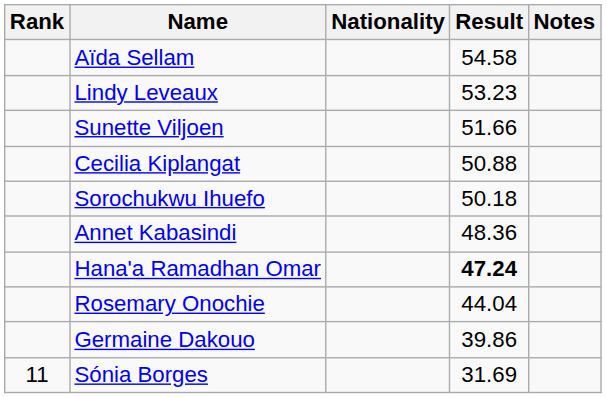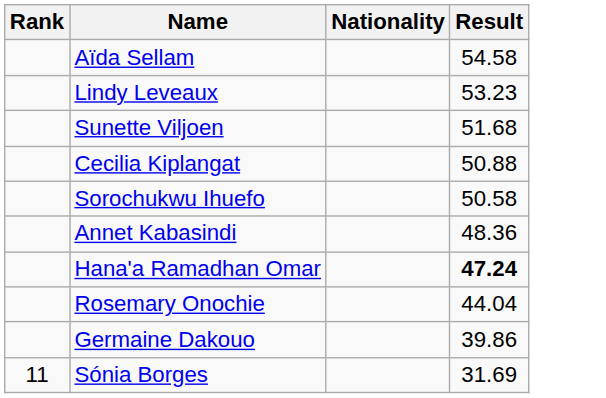- column: (564, 22)
(489, 127) 51.66 -> (489, 127) 51.68
(489, 198) 50.18 -> (489, 198) 50.58
